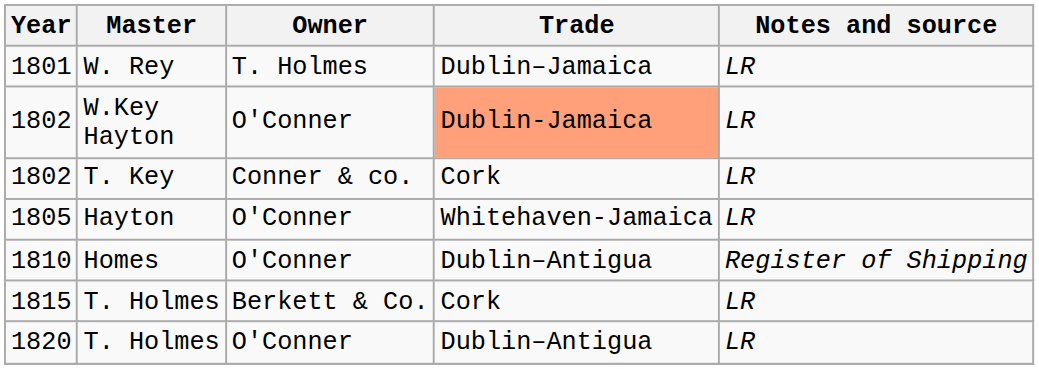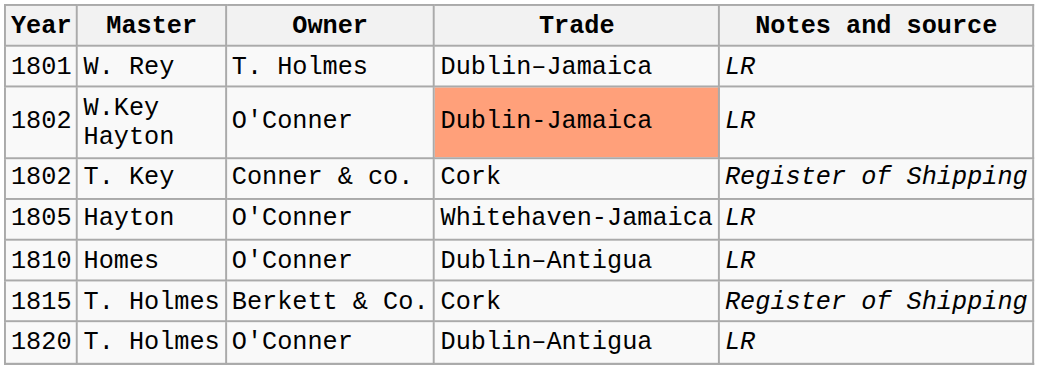(740, 178) LR -> (876, 178) Register of Shipping
(876, 260) Register of Shipping -> (740, 260) LR
(740, 301) LR -> (876, 301) Register of Shipping
